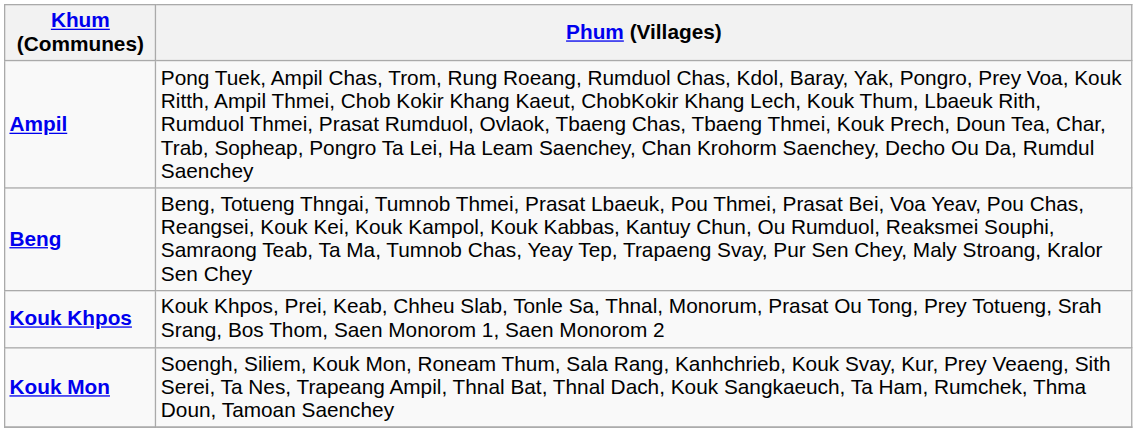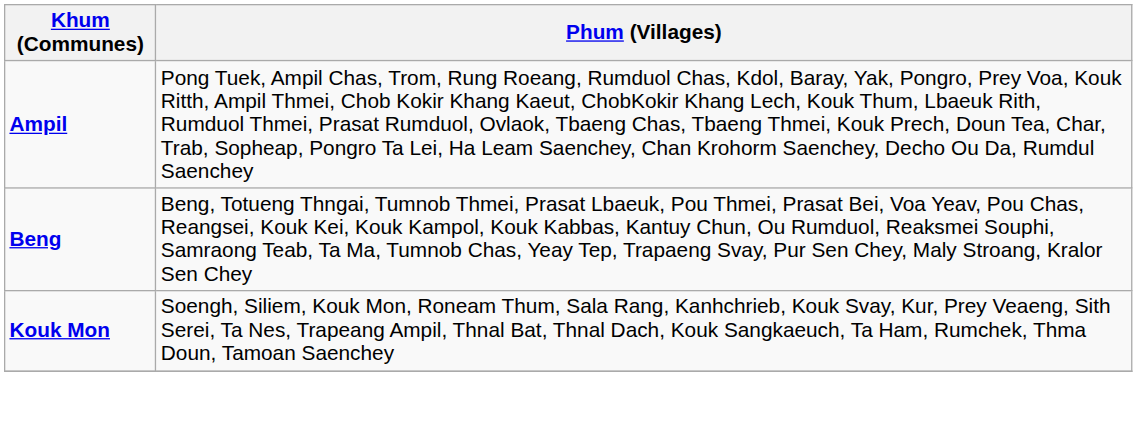- row: (71, 318)
